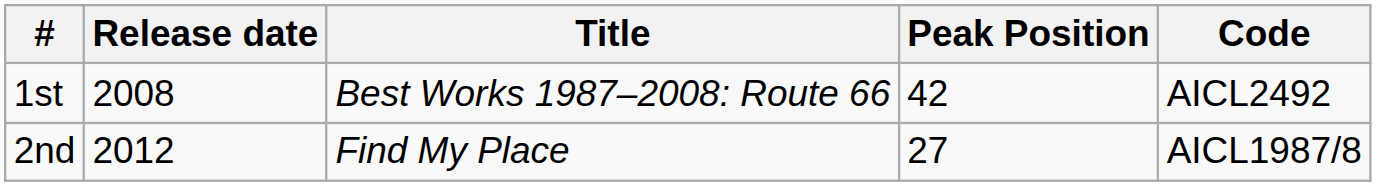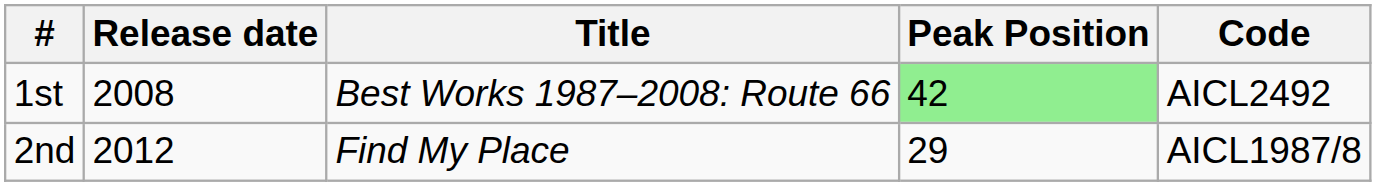(928, 92) no background -> (928, 92) lightgreen background
(928, 151) 27 -> (928, 151) 29
